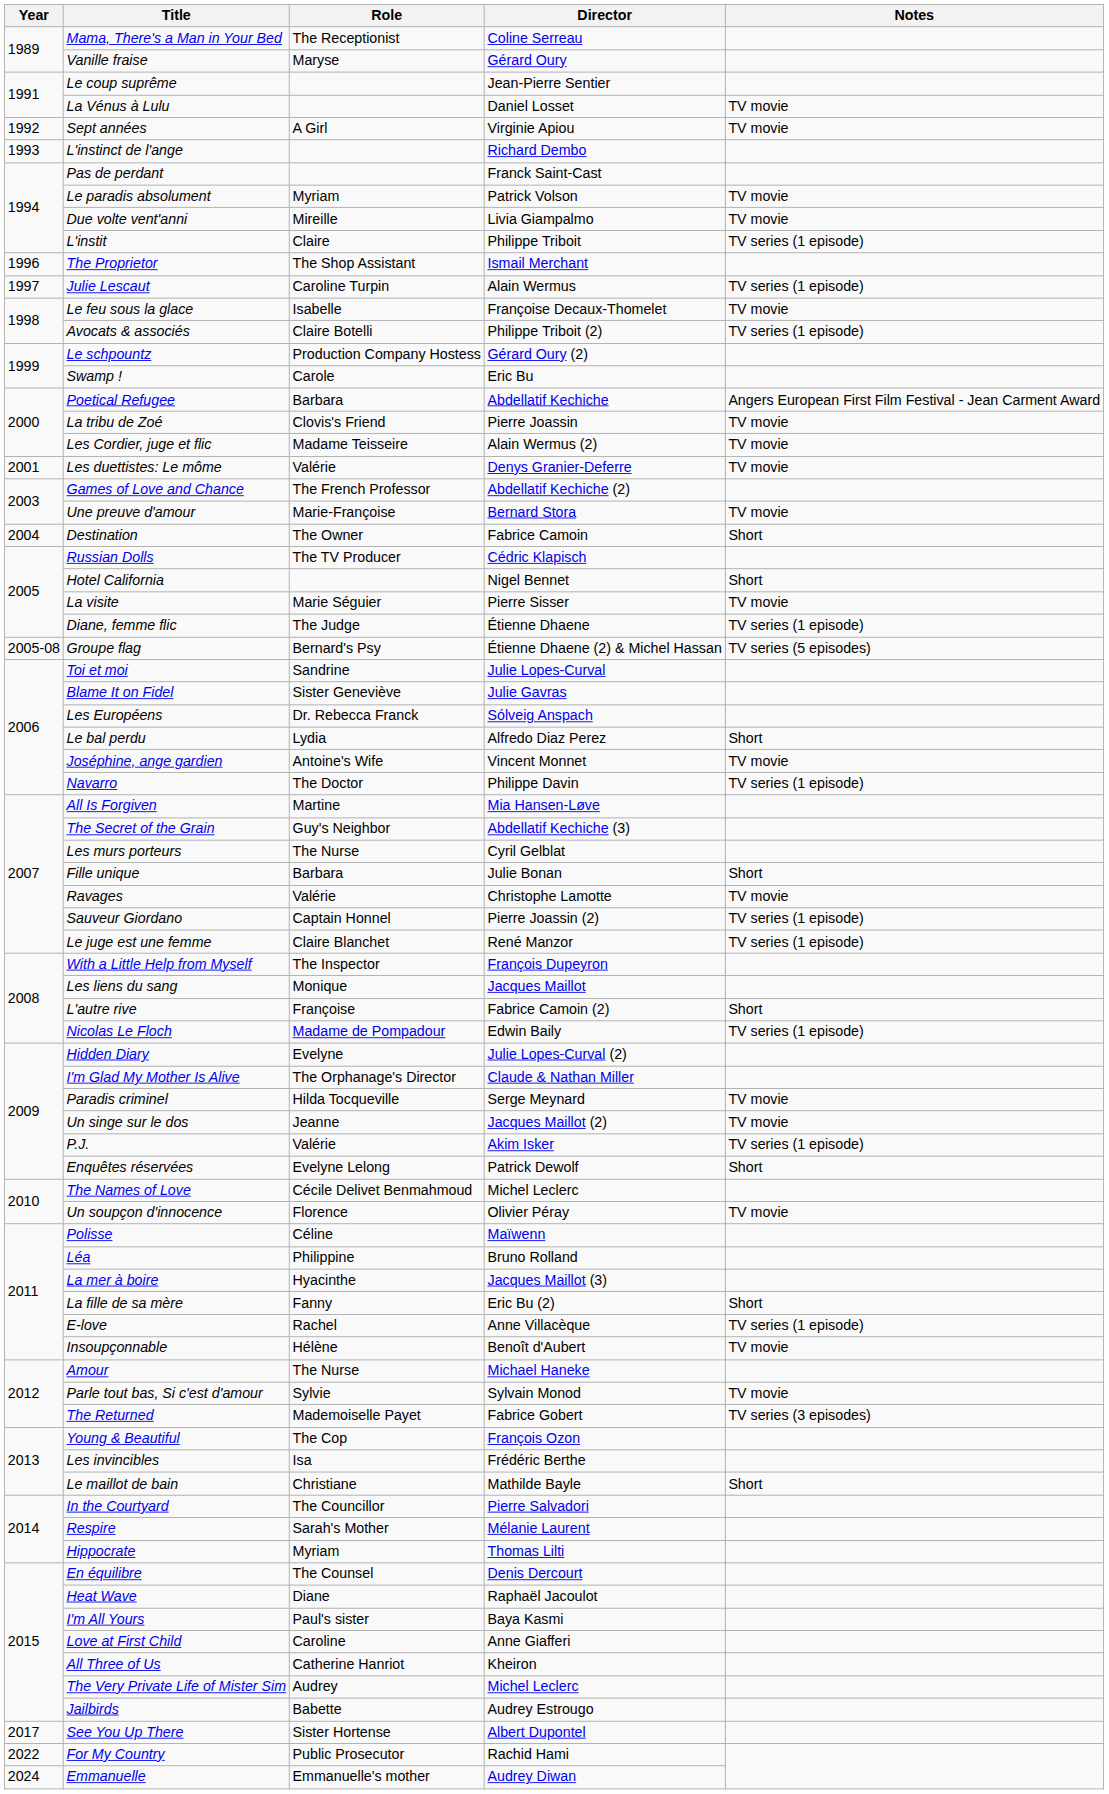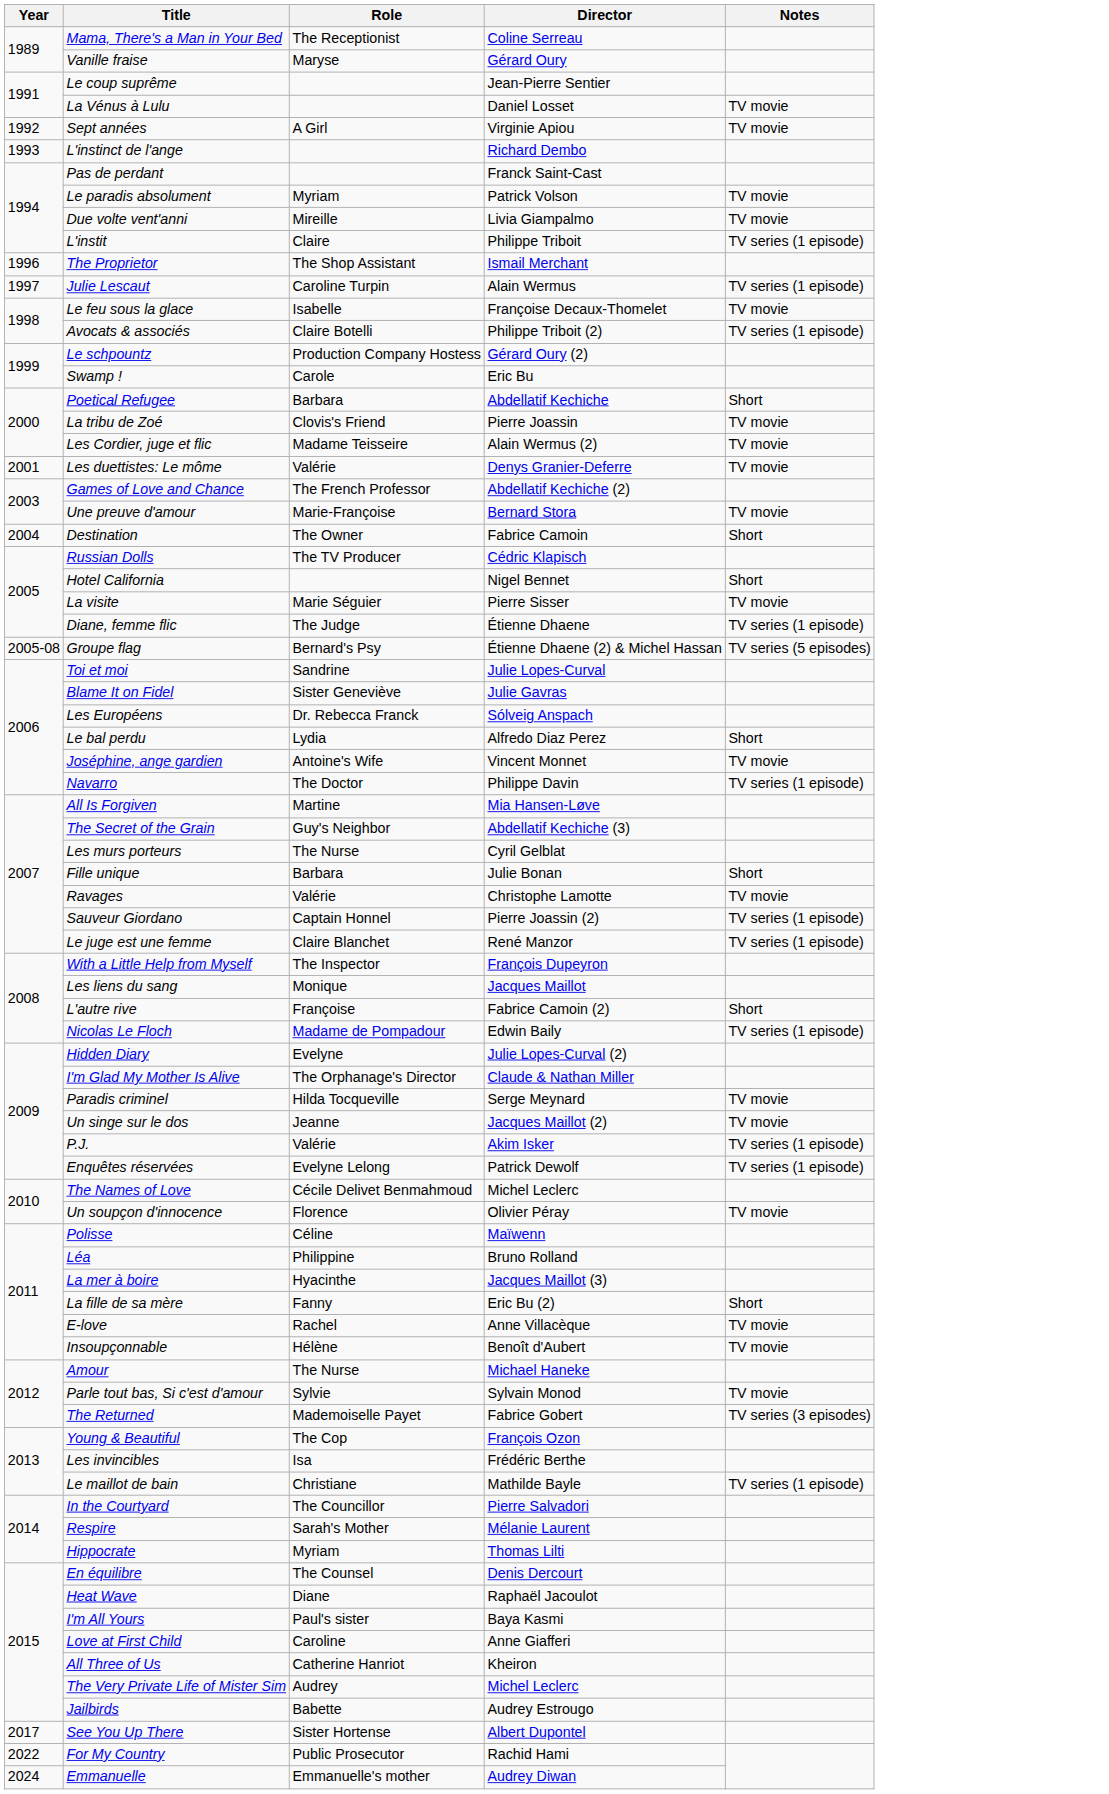(914, 399) Angers European First Film Festival - Jean Carment Award -> (745, 399) Short
(745, 1167) Short -> (796, 1167) TV series (1 episode)
(796, 1325) TV series (1 episode) -> (758, 1325) TV movie
(745, 1483) Short -> (796, 1483) TV series (1 episode)
